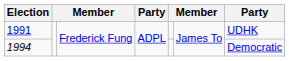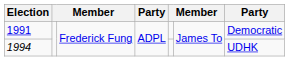(243, 30) UDHK -> (255, 30) Democratic
(255, 47) Democratic -> (243, 47) UDHK
